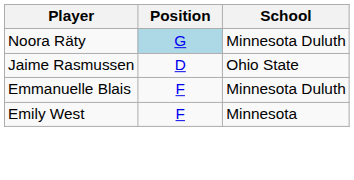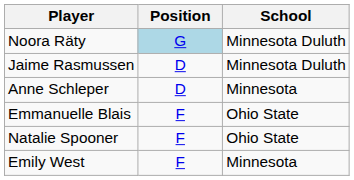(262, 65) Ohio State -> (286, 65) Minnesota Duluth
+ row: (58, 89)
(286, 89) Minnesota Duluth -> (262, 114) Ohio State
+ row: (63, 138)
